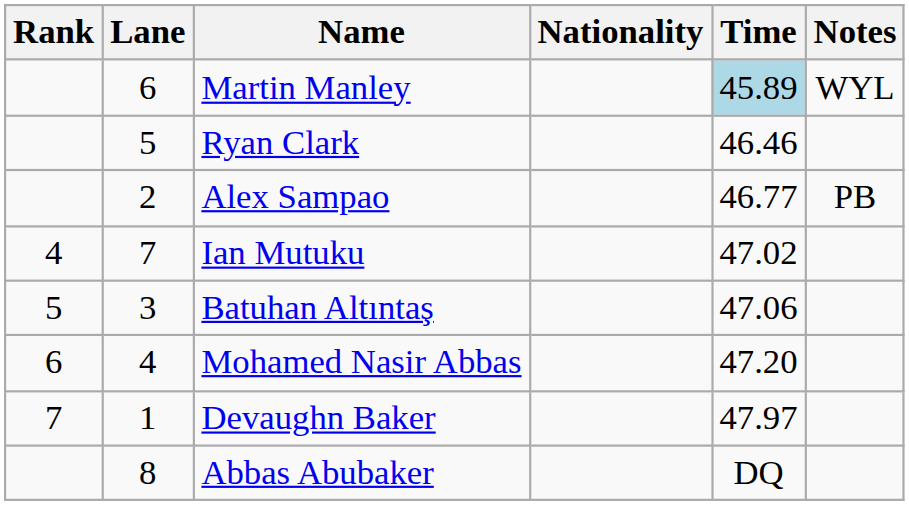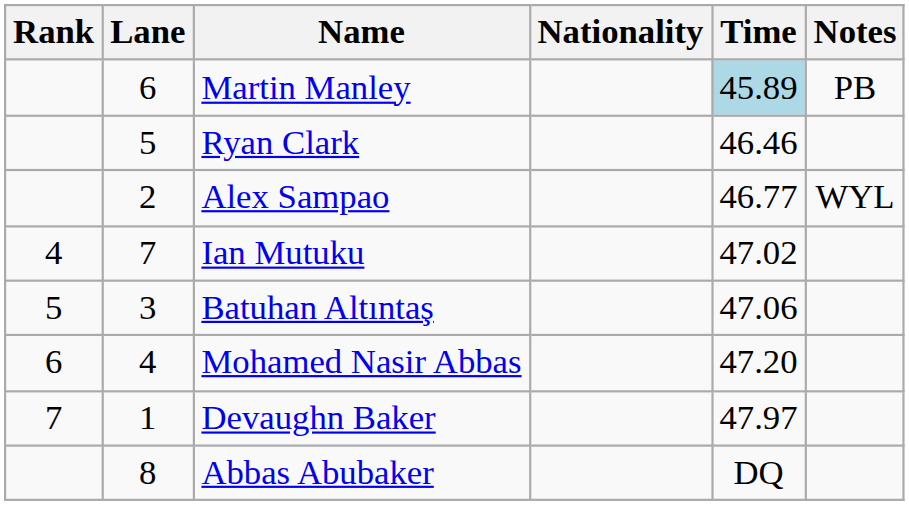(855, 87) WYL -> (855, 87) PB
(855, 197) PB -> (855, 197) WYL
